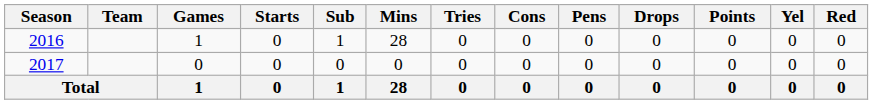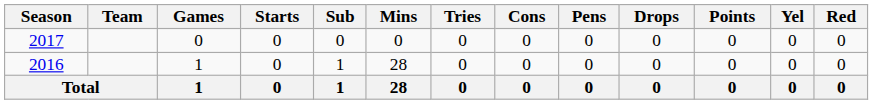rows swapped: (46, 40) <-> (46, 64)
